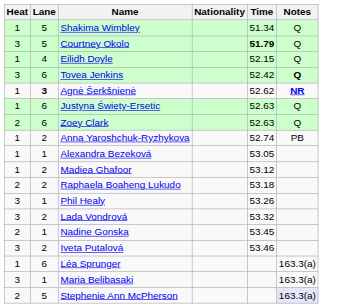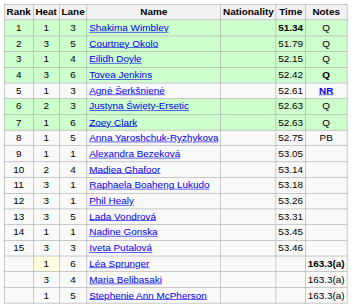+ column: (19, 12)
(44, 28) 5 -> (73, 28) 3
(262, 28) normal -> (291, 28) bold
(262, 43) bold -> (291, 43) normal
(44, 91) bold -> (73, 91) normal
(262, 91) 52.62 -> (291, 91) 52.61
(17, 106) 1 -> (46, 106) 2
(44, 106) 6 -> (73, 106) 3
(17, 122) 2 -> (46, 122) 1
(44, 138) 2 -> (73, 138) 5
(262, 138) 52.74 -> (291, 138) 52.75
(17, 169) 1 -> (46, 169) 2
(44, 169) 2 -> (73, 169) 4
(262, 169) 53.12 -> (291, 169) 53.14
(17, 185) 2 -> (46, 185) 3
(44, 185) 2 -> (73, 185) 1
(44, 216) 2 -> (73, 216) 5
(262, 216) 53.32 -> (291, 216) 53.31
(17, 232) 2 -> (46, 232) 1
(44, 248) 2 -> (73, 248) 3
(17, 264) no background -> (46, 264) lightyellow background
(297, 264) normal -> (326, 264) bold
(44, 279) 1 -> (73, 279) 4
(17, 295) 2 -> (46, 295) 1
(297, 295) lavender background -> (326, 295) no background
